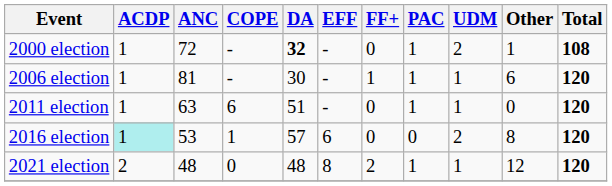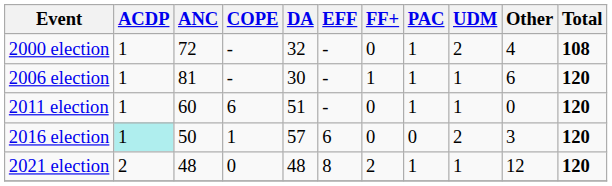(296, 48) bold -> (296, 48) normal
(511, 48) 1 -> (511, 48) 4
(187, 107) 63 -> (187, 107) 60
(187, 136) 53 -> (187, 136) 50
(511, 136) 8 -> (511, 136) 3
